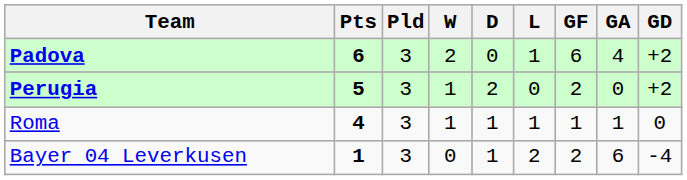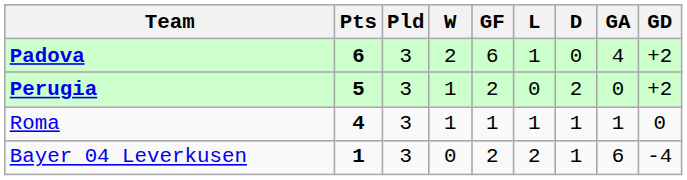columns swapped: (492, 22) <-> (576, 22)
